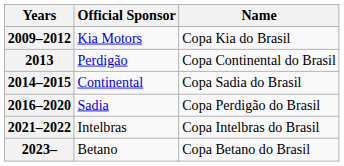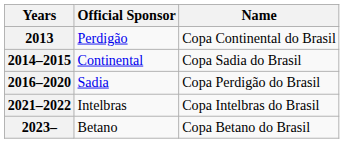- row: (39, 37)
